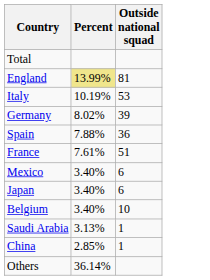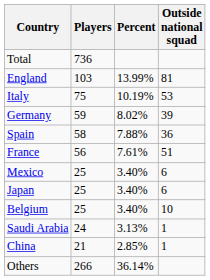+ column: (93, 27)
(92, 78) khaki background -> (135, 78) no background
